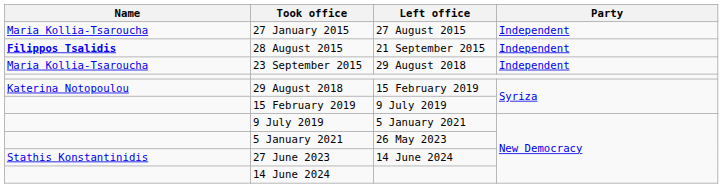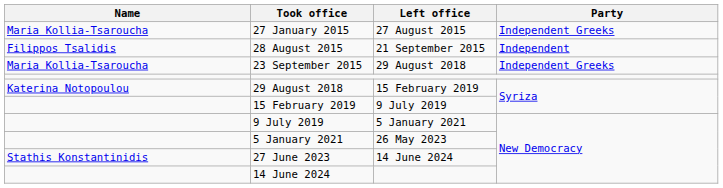(534, 30) Independent -> (557, 30) Independent Greeks
(62, 48) bold -> (62, 48) normal
(534, 65) Independent -> (557, 65) Independent Greeks
